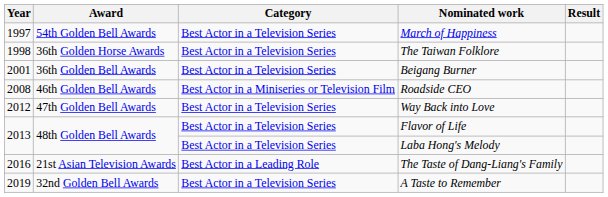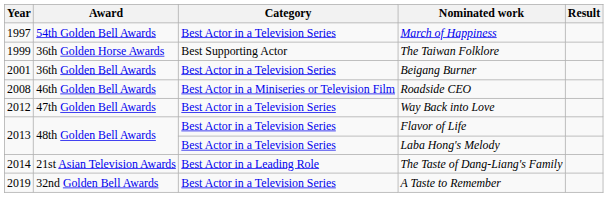(19, 51) 1998 -> (19, 51) 1999
(259, 51) Best Actor in a Television Series -> (234, 51) Best Supporting Actor
(19, 164) 2016 -> (19, 164) 2014
